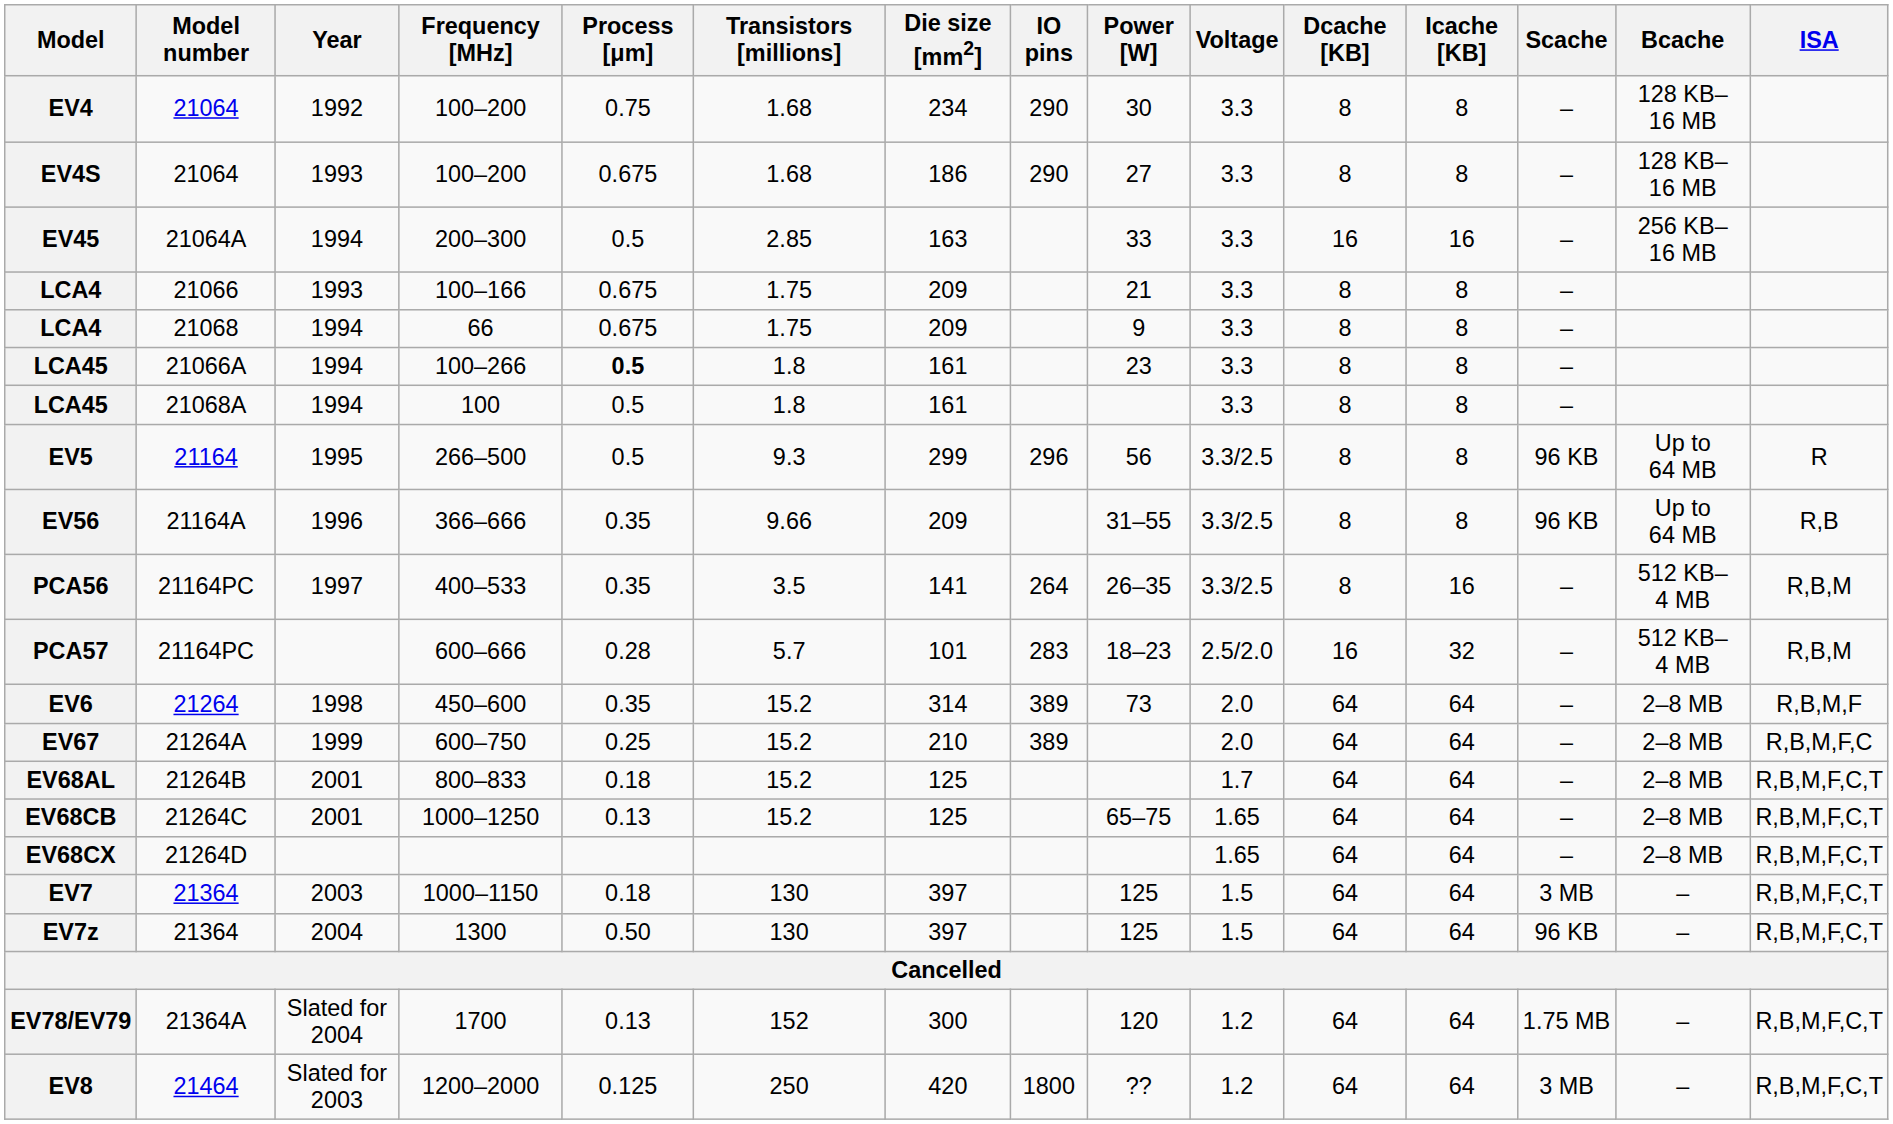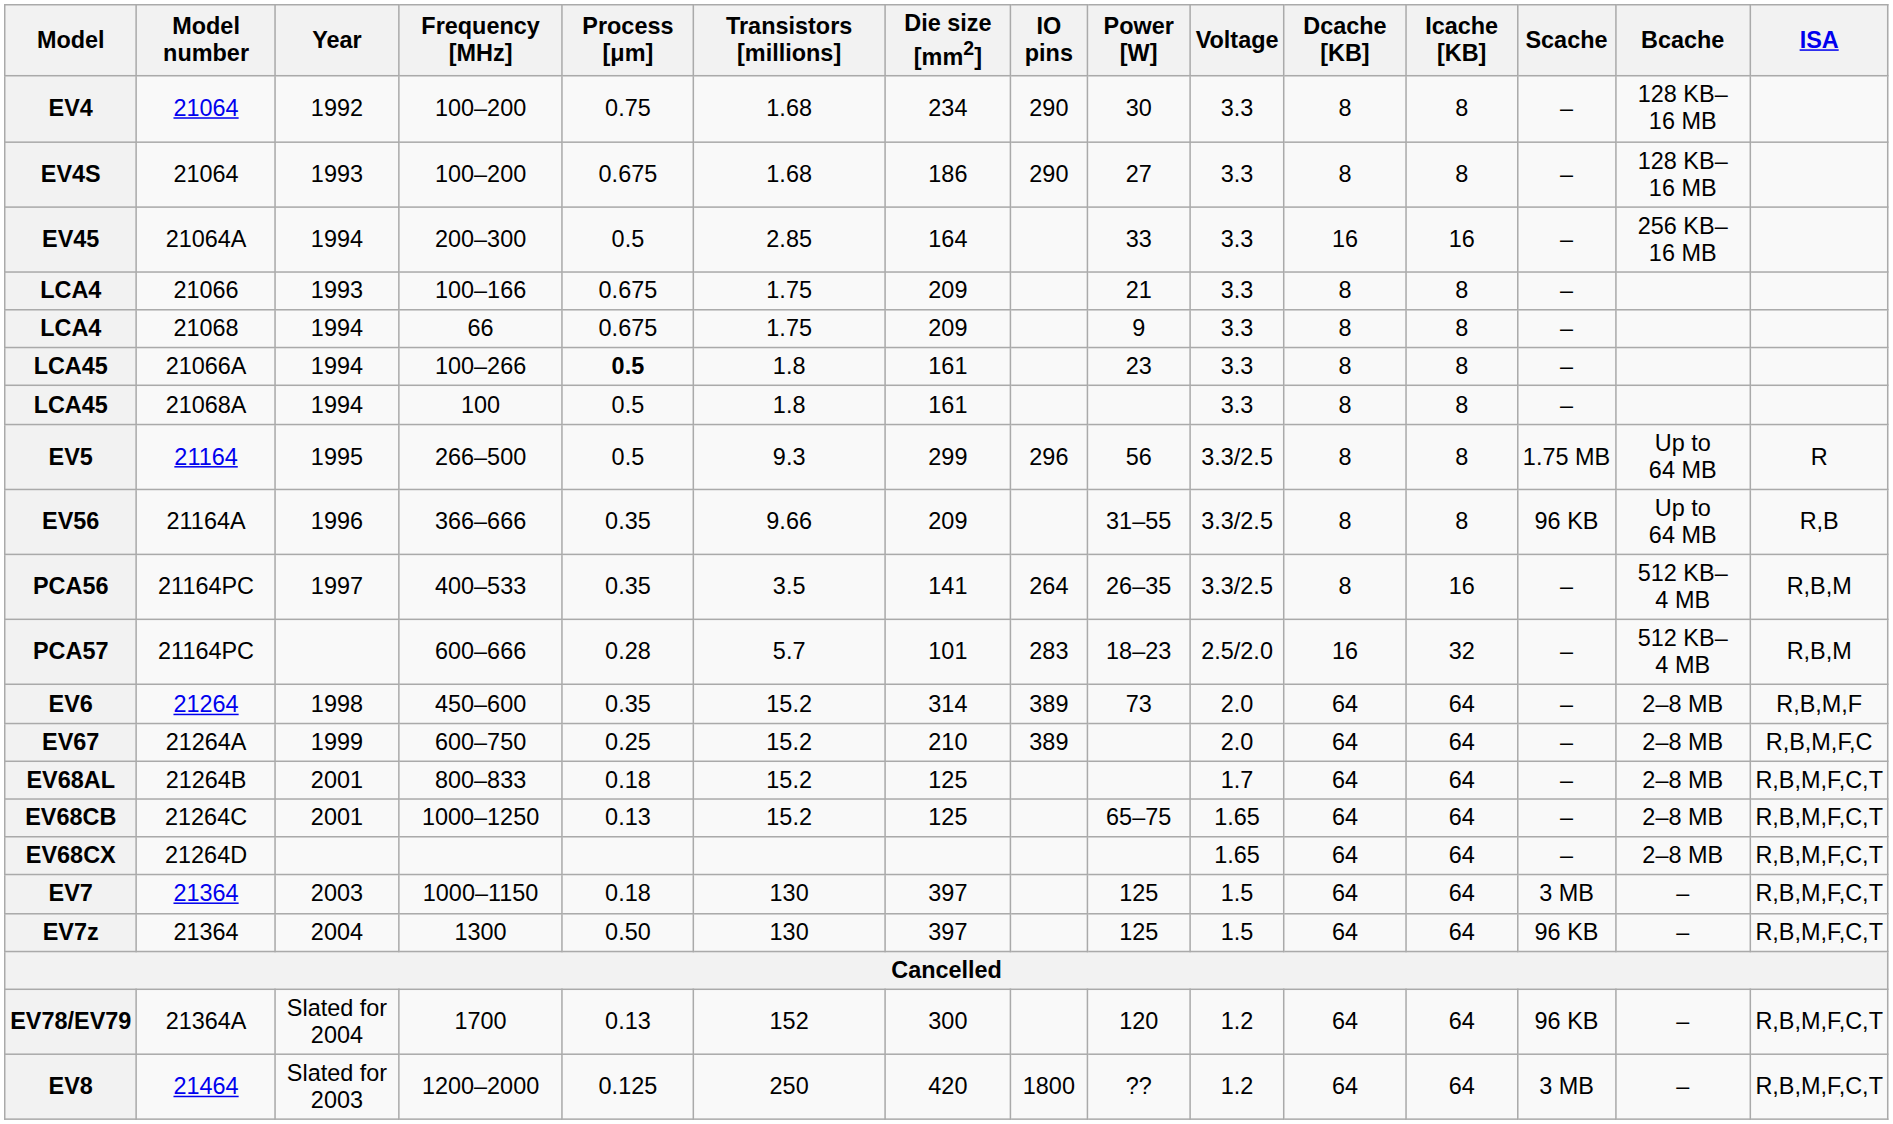(948, 238) 163 -> (948, 238) 164
(1566, 455) 96 KB -> (1567, 455) 1.75 MB
(1567, 1021) 1.75 MB -> (1566, 1021) 96 KB
